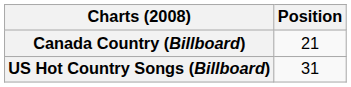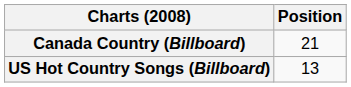(310, 69) 31 -> (310, 69) 13
